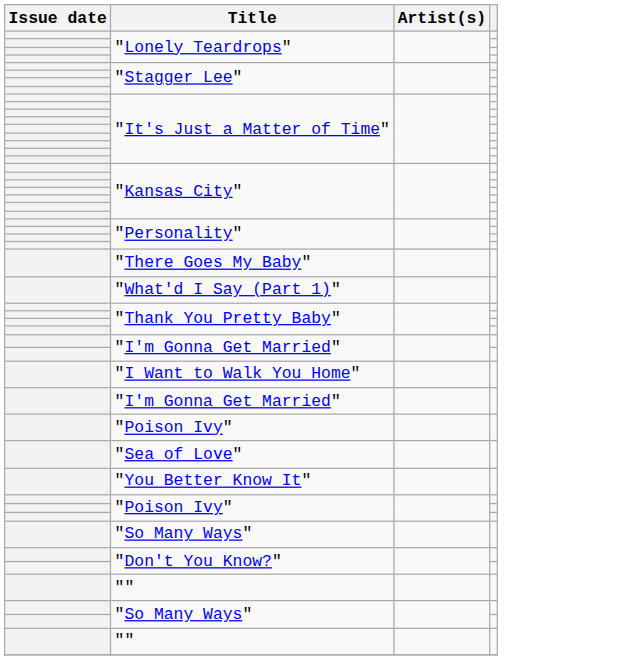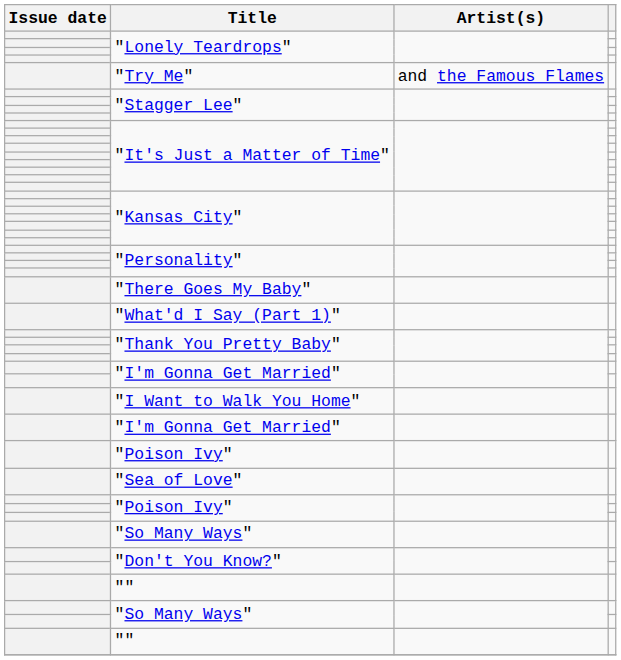+ row: (154, 76)
- row: (213, 481)
